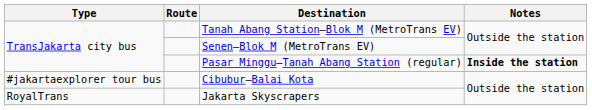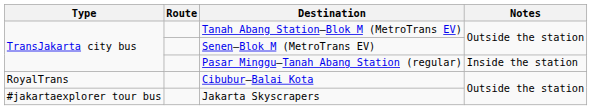(522, 63) bold -> (522, 63) normal
(84, 80) #jakartaexplorer tour bus -> (38, 80) RoyalTrans
(38, 96) RoyalTrans -> (84, 96) #jakartaexplorer tour bus
